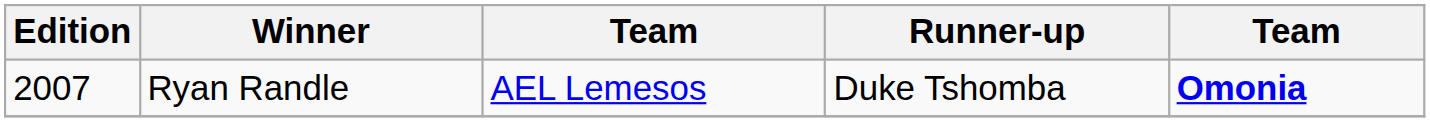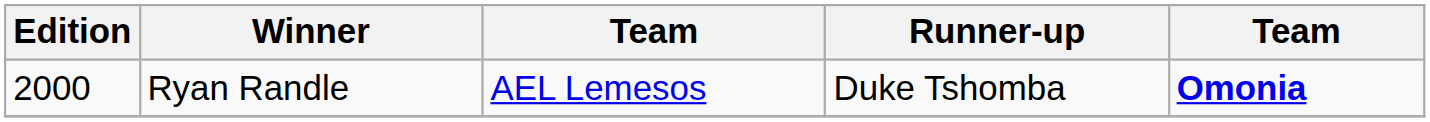(52, 87) 2007 -> (52, 87) 2000
